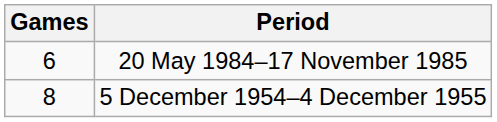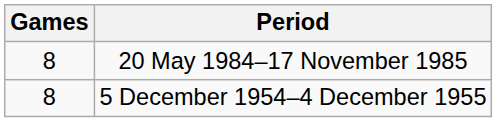(49, 60) 6 -> (49, 60) 8
